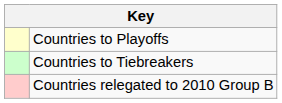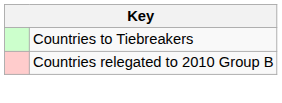- row: (101, 39)
